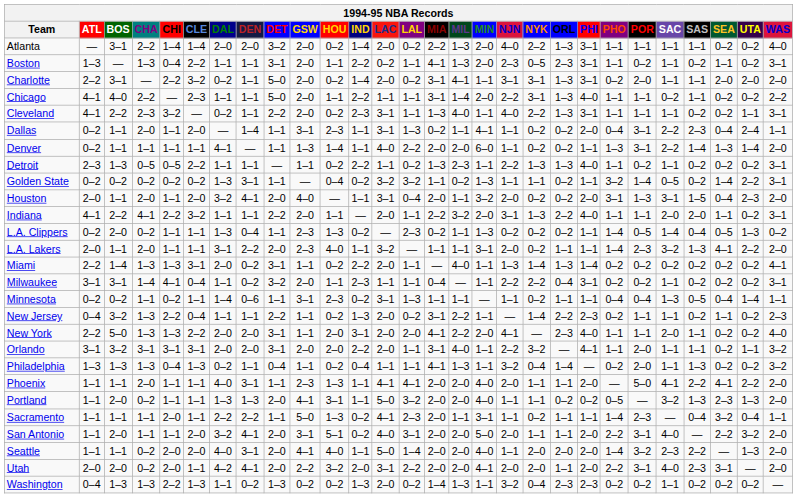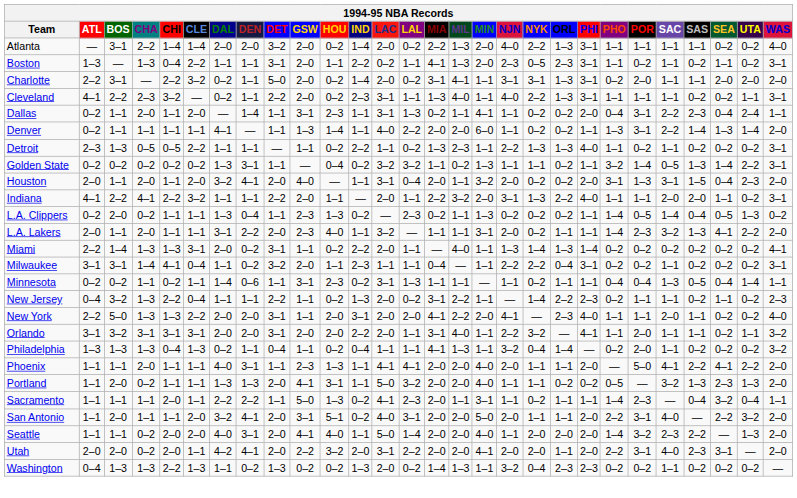- row: (26, 97)
(697, 181) 0–2 -> (697, 165) 1–3
(697, 367) 1–3 -> (697, 350) 0–2
